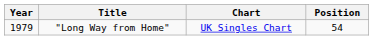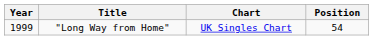(21, 28) 1979 -> (21, 28) 1999
